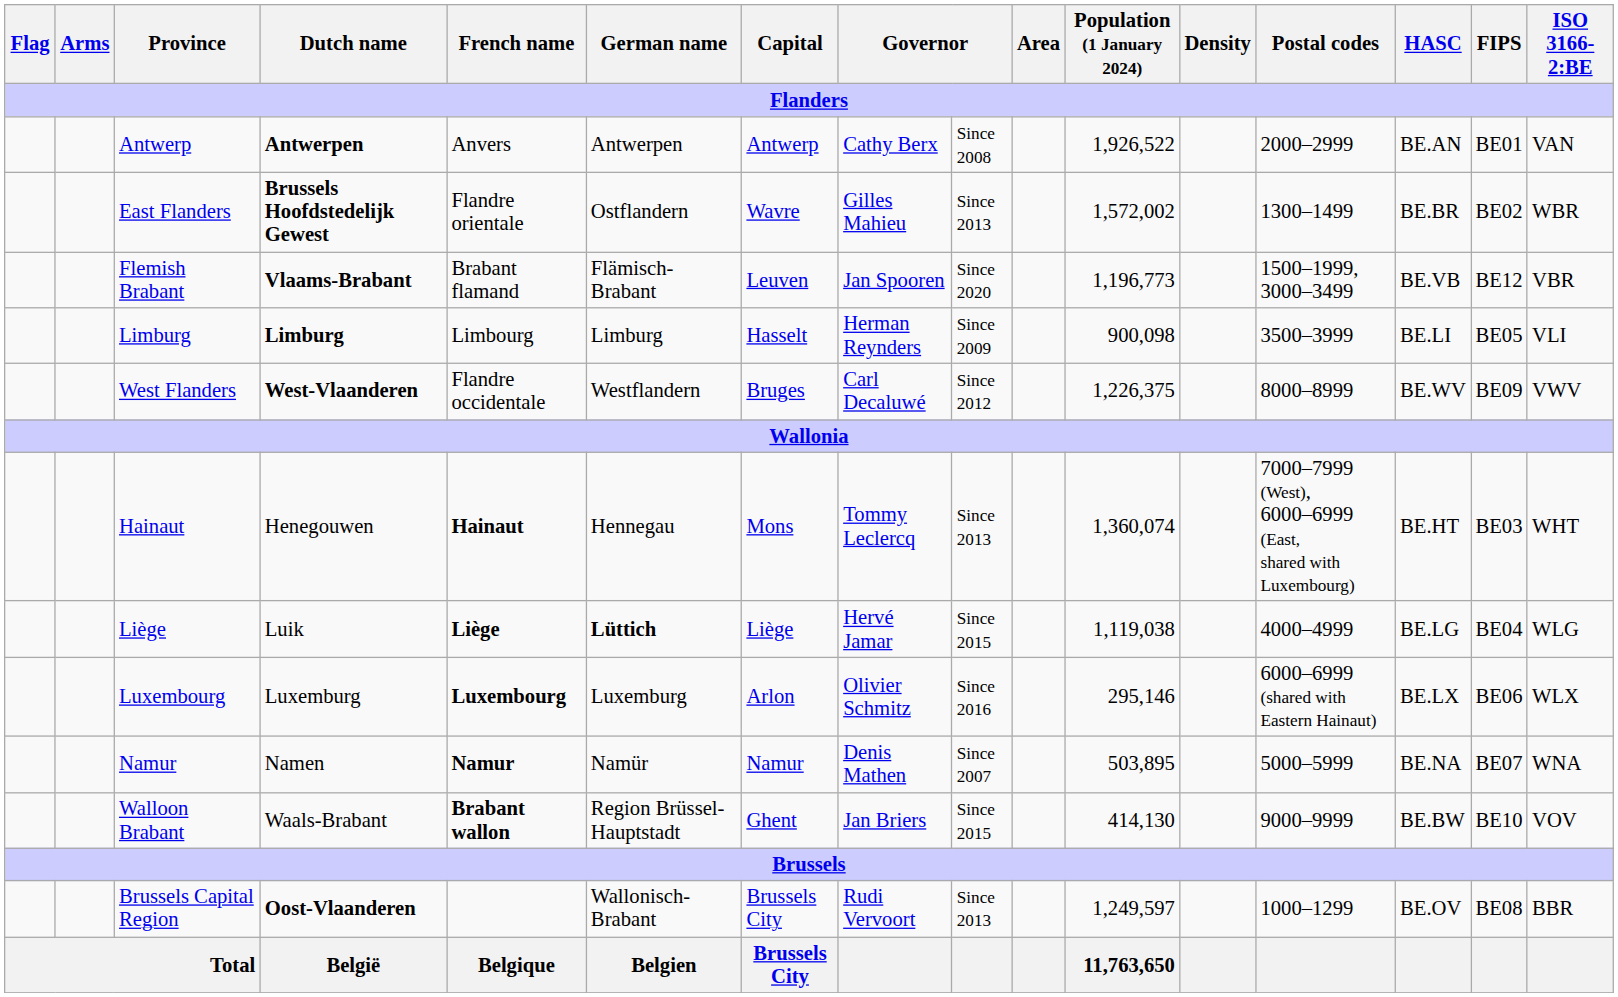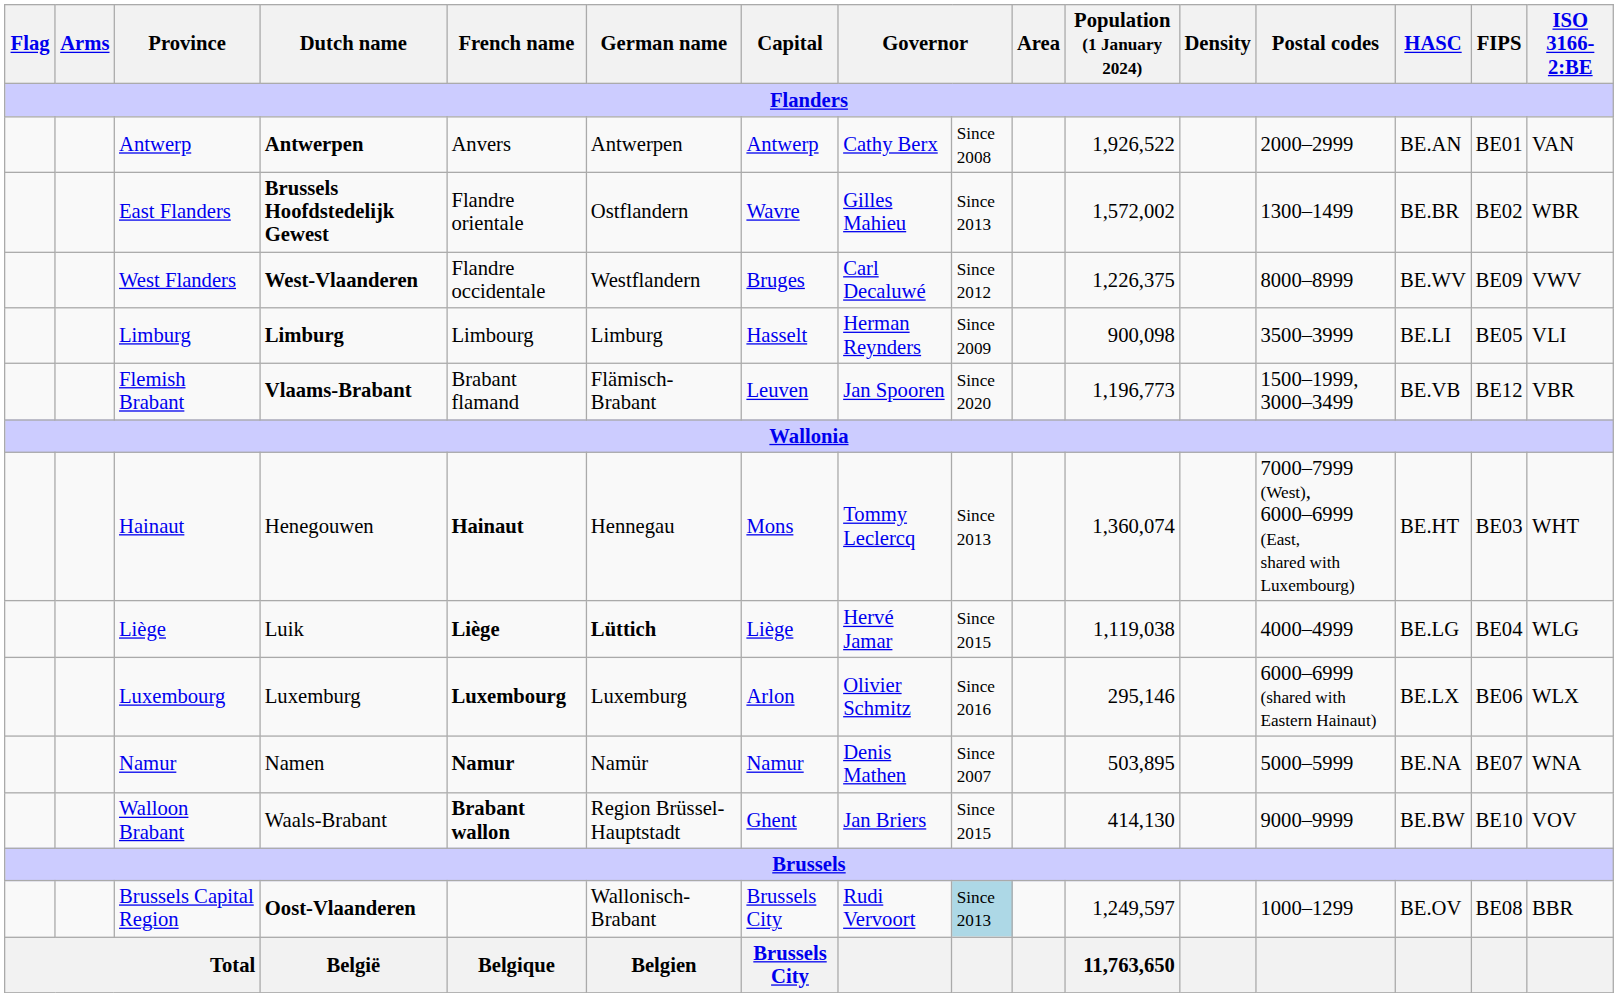rows swapped: (152, 279) <-> (178, 391)
(976, 909) no background -> (976, 909) lightblue background
